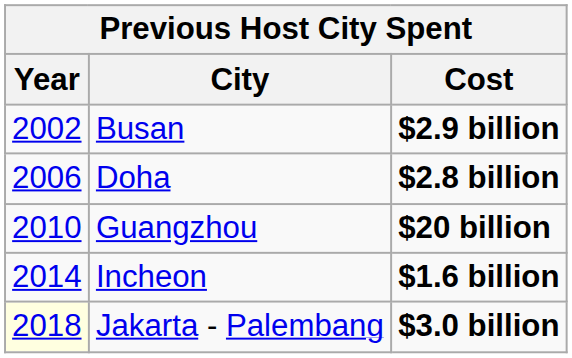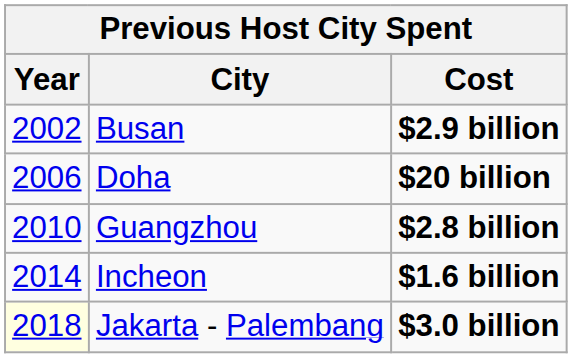(479, 177) $2.8 billion -> (474, 177) $20 billion
(474, 227) $20 billion -> (479, 227) $2.8 billion
